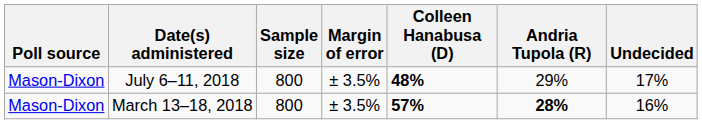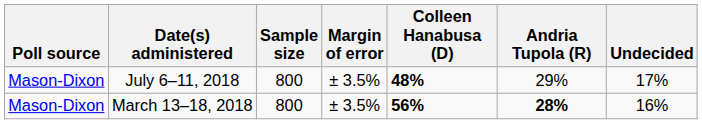(408, 105) 57% -> (408, 105) 56%
